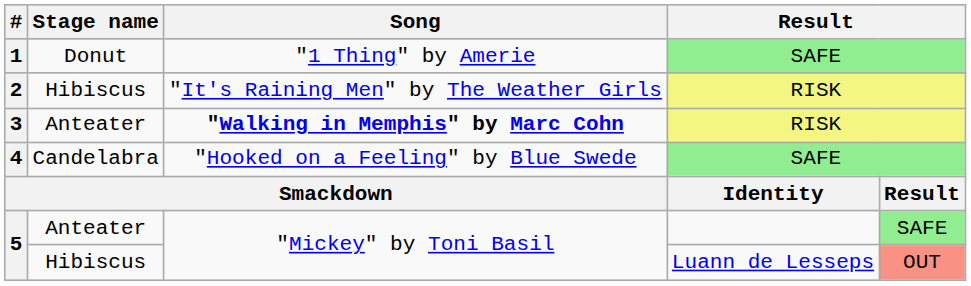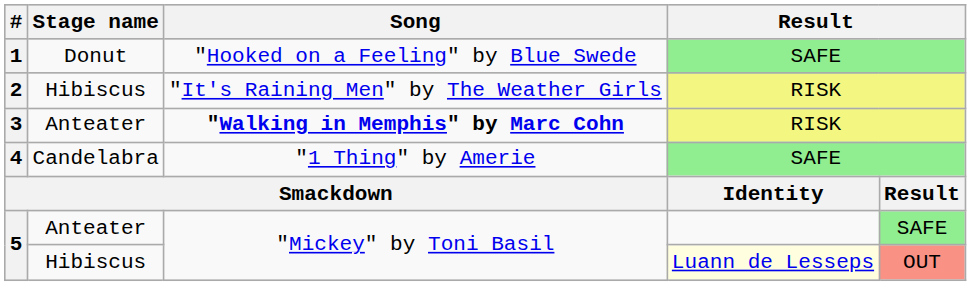(415, 56) "1 Thing" by Amerie -> (415, 56) "Hooked on a Feeling" by Blue Swede
(415, 159) "Hooked on a Feeling" by Blue Swede -> (415, 159) "1 Thing" by Amerie
(773, 262) no background -> (773, 262) lightyellow background
